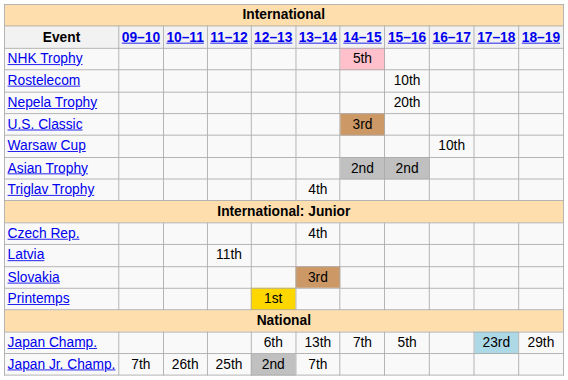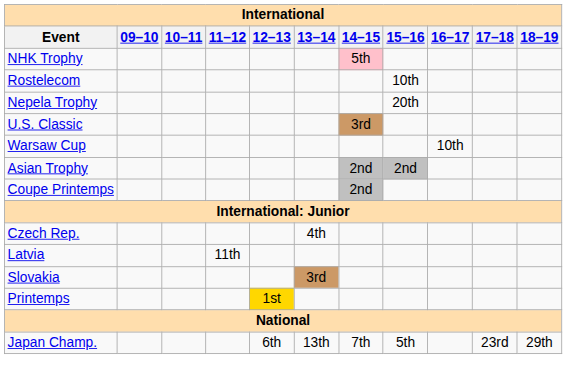+ row: (61, 189)
- row: (51, 189)
(496, 342) lightblue background -> (495, 342) no background
- row: (62, 364)
